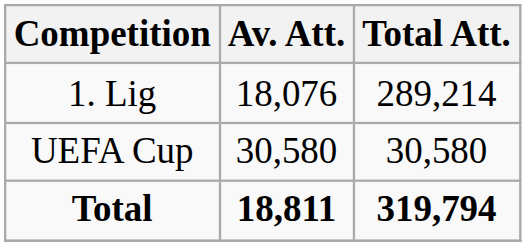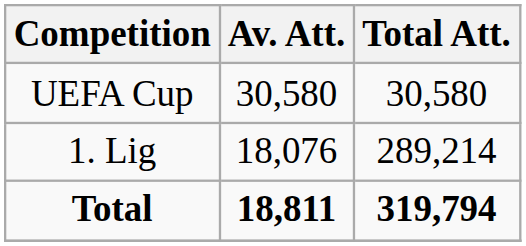rows swapped: (112, 92) <-> (112, 151)
